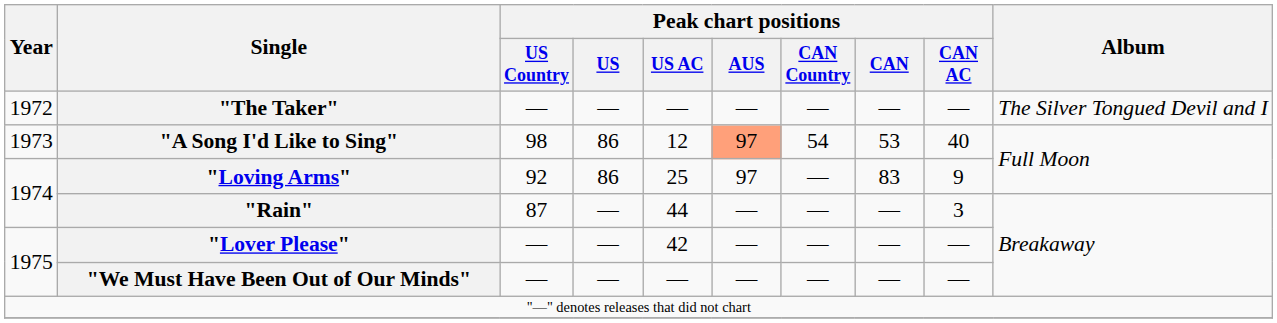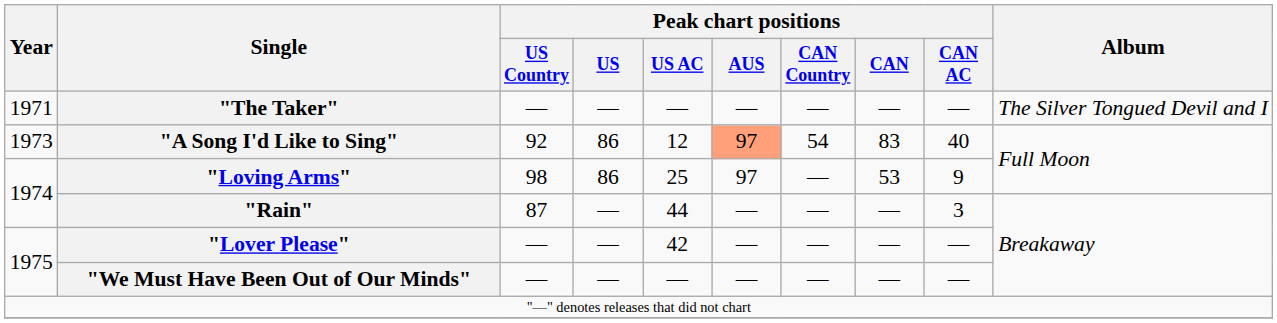(31, 107) 1972 -> (31, 107) 1971
(537, 141) 98 -> (537, 141) 92
(889, 141) 53 -> (889, 141) 83
(537, 176) 92 -> (537, 176) 98
(889, 176) 83 -> (889, 176) 53
